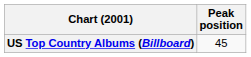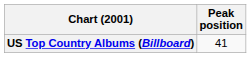(221, 43) 45 -> (221, 43) 41
